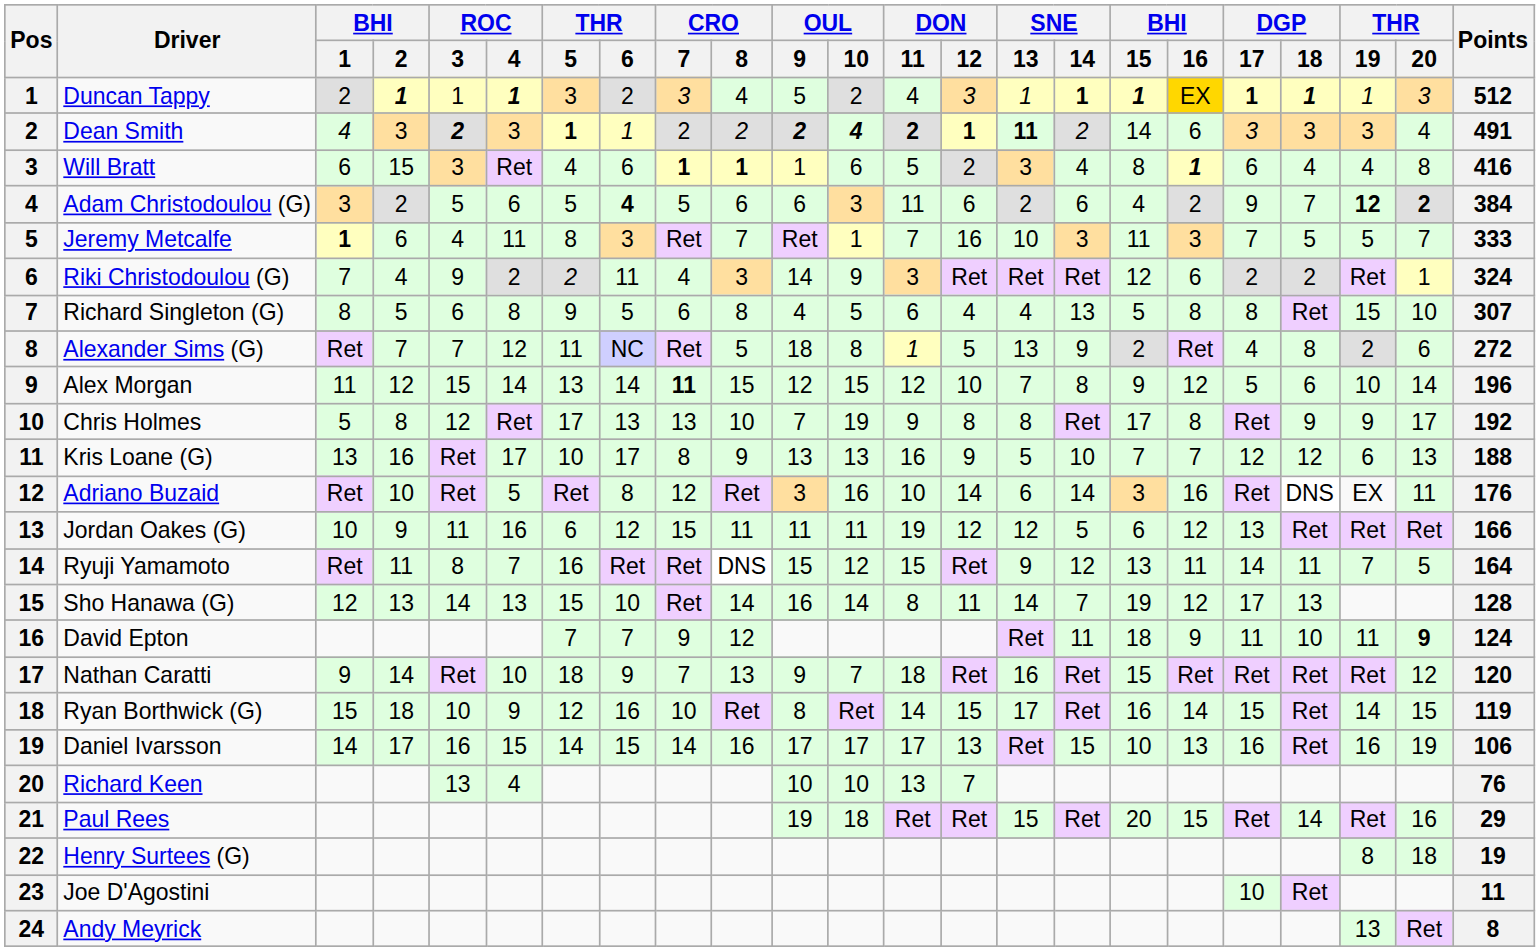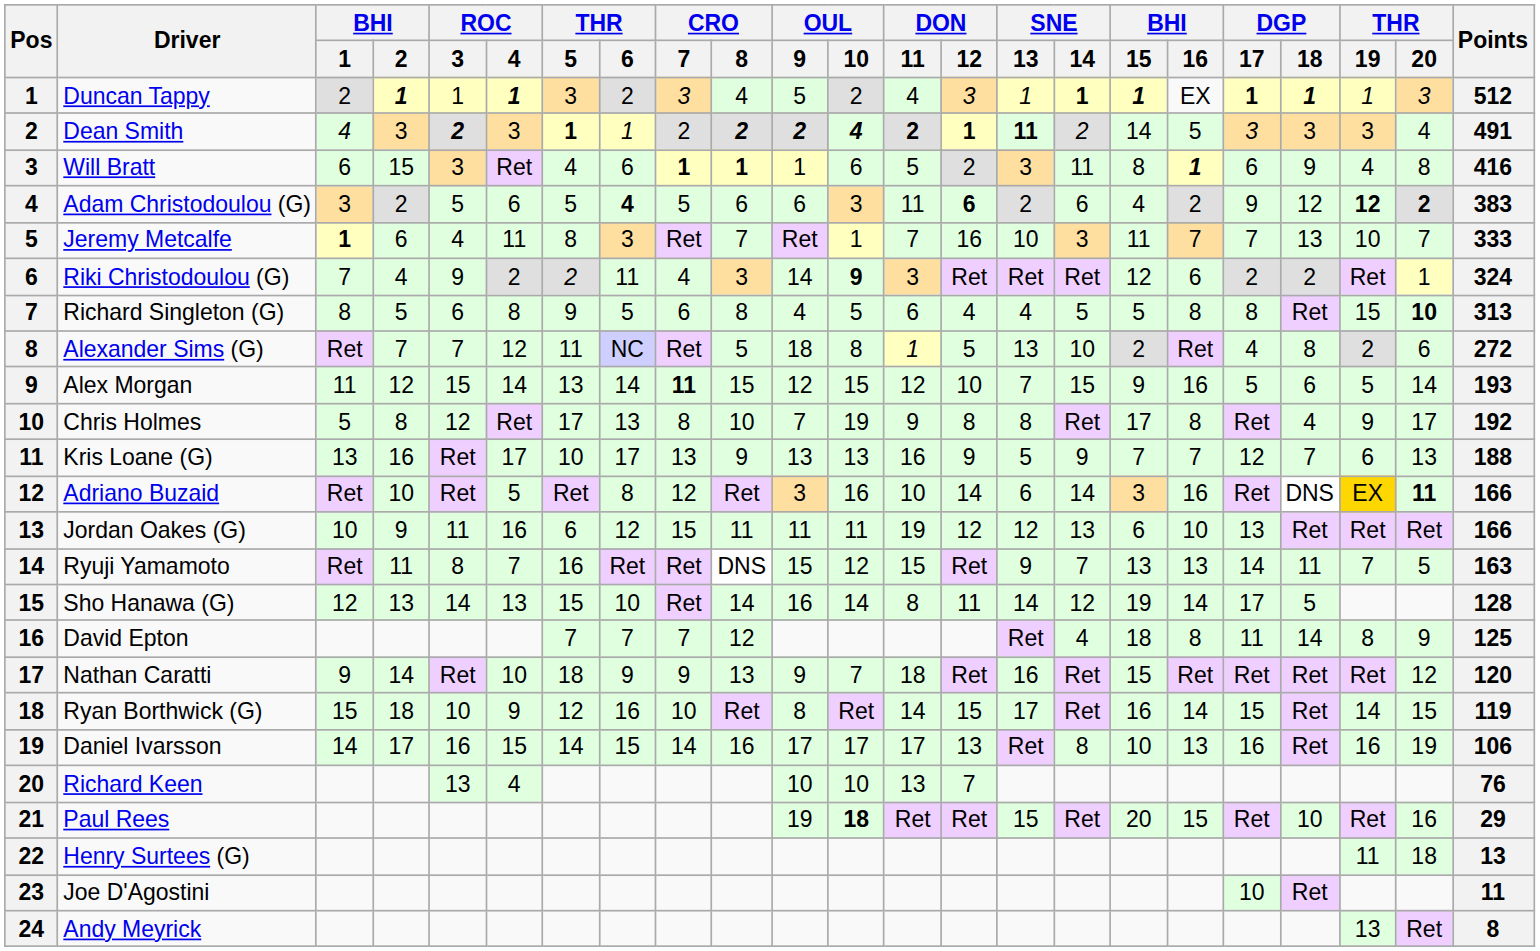(1195, 95) gold background -> (1195, 95) no background
(742, 131) normal -> (742, 131) bold
(1195, 131) 6 -> (1195, 131) 5
(1082, 167) 4 -> (1082, 167) 11
(1310, 167) 4 -> (1310, 167) 9
(969, 204) normal -> (969, 204) bold
(1310, 204) 7 -> (1310, 204) 12
(1493, 204) 384 -> (1493, 204) 383
(1195, 240) 3 -> (1195, 240) 7
(1310, 240) 5 -> (1310, 240) 13
(1368, 240) 5 -> (1368, 240) 10
(856, 276) normal -> (856, 276) bold
(1082, 312) 13 -> (1082, 312) 5
(1424, 312) normal -> (1424, 312) bold
(1493, 312) 307 -> (1493, 312) 313
(1082, 349) 9 -> (1082, 349) 10
(1082, 385) 8 -> (1082, 385) 15
(1195, 385) 12 -> (1195, 385) 16
(1368, 385) 10 -> (1368, 385) 5
(1493, 385) 196 -> (1493, 385) 193
(684, 421) 13 -> (684, 421) 8
(1310, 421) 9 -> (1310, 421) 4
(684, 457) 8 -> (684, 457) 13
(1082, 457) 10 -> (1082, 457) 9
(1310, 457) 12 -> (1310, 457) 7
(1368, 494) no background -> (1368, 494) gold background
(1424, 494) normal -> (1424, 494) bold
(1493, 494) 176 -> (1493, 494) 166
(1082, 530) 5 -> (1082, 530) 13
(1195, 530) 12 -> (1195, 530) 10
(1082, 566) 12 -> (1082, 566) 7
(1195, 566) 11 -> (1195, 566) 13
(1493, 566) 164 -> (1493, 566) 163
(1082, 602) 7 -> (1082, 602) 12
(1195, 602) 12 -> (1195, 602) 14
(1310, 602) 13 -> (1310, 602) 5
(684, 638) 9 -> (684, 638) 7
(1082, 638) 11 -> (1082, 638) 4
(1195, 638) 9 -> (1195, 638) 8
(1310, 638) 10 -> (1310, 638) 14
(1368, 638) 11 -> (1368, 638) 8
(1424, 638) bold -> (1424, 638) normal
(1493, 638) 124 -> (1493, 638) 125
(684, 675) 7 -> (684, 675) 9
(1082, 747) 15 -> (1082, 747) 8
(856, 820) normal -> (856, 820) bold
(1310, 820) 14 -> (1310, 820) 10
(1368, 856) 8 -> (1368, 856) 11
(1493, 856) 19 -> (1493, 856) 13
